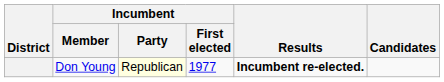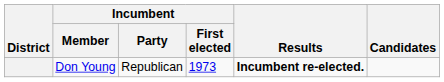(152, 67) lightyellow background -> (152, 67) no background
(202, 67) 1977 -> (202, 67) 1973
